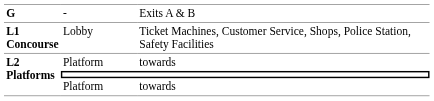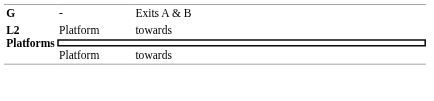- row: (78, 31)
